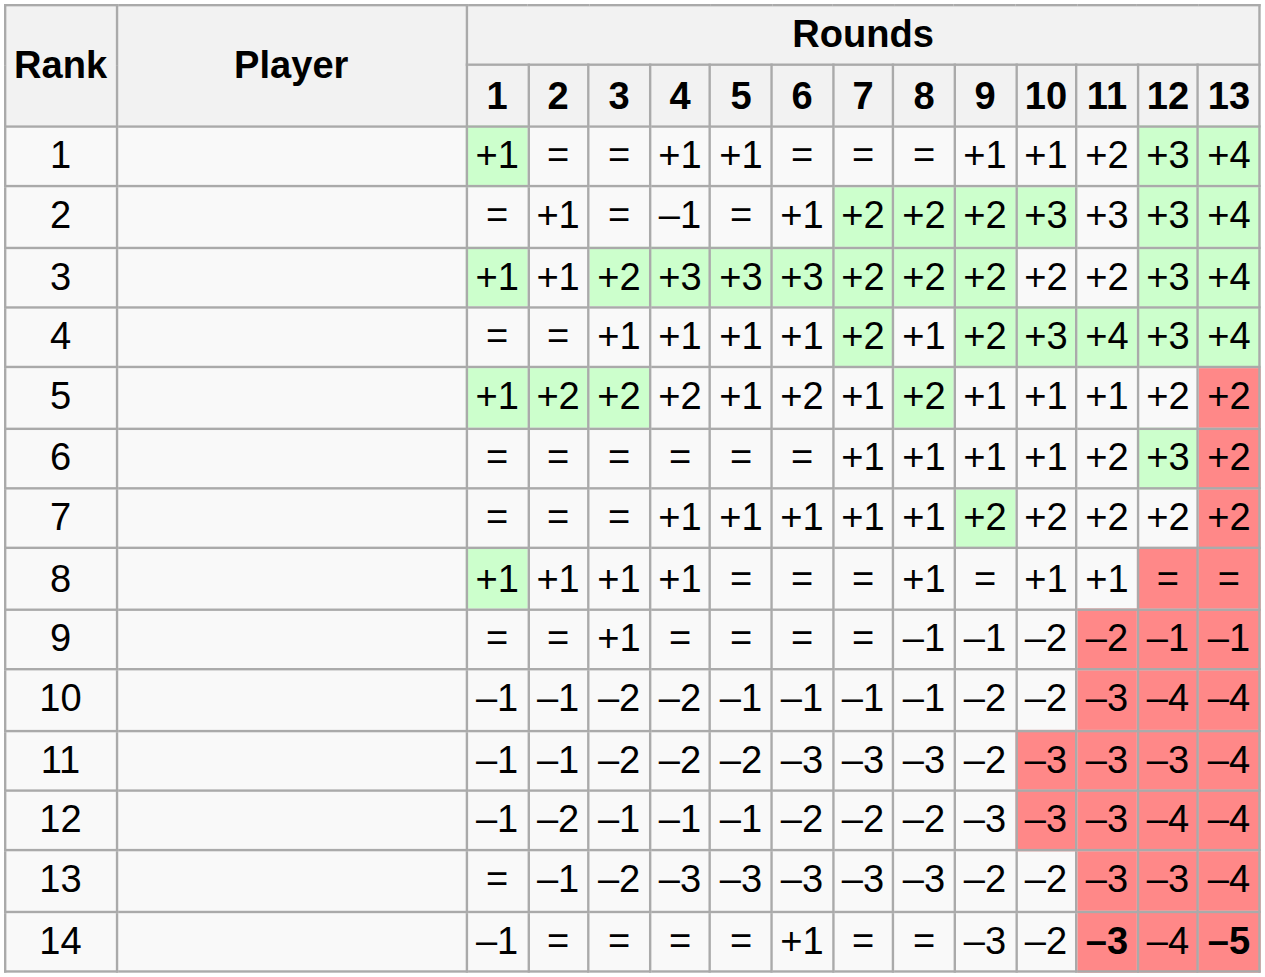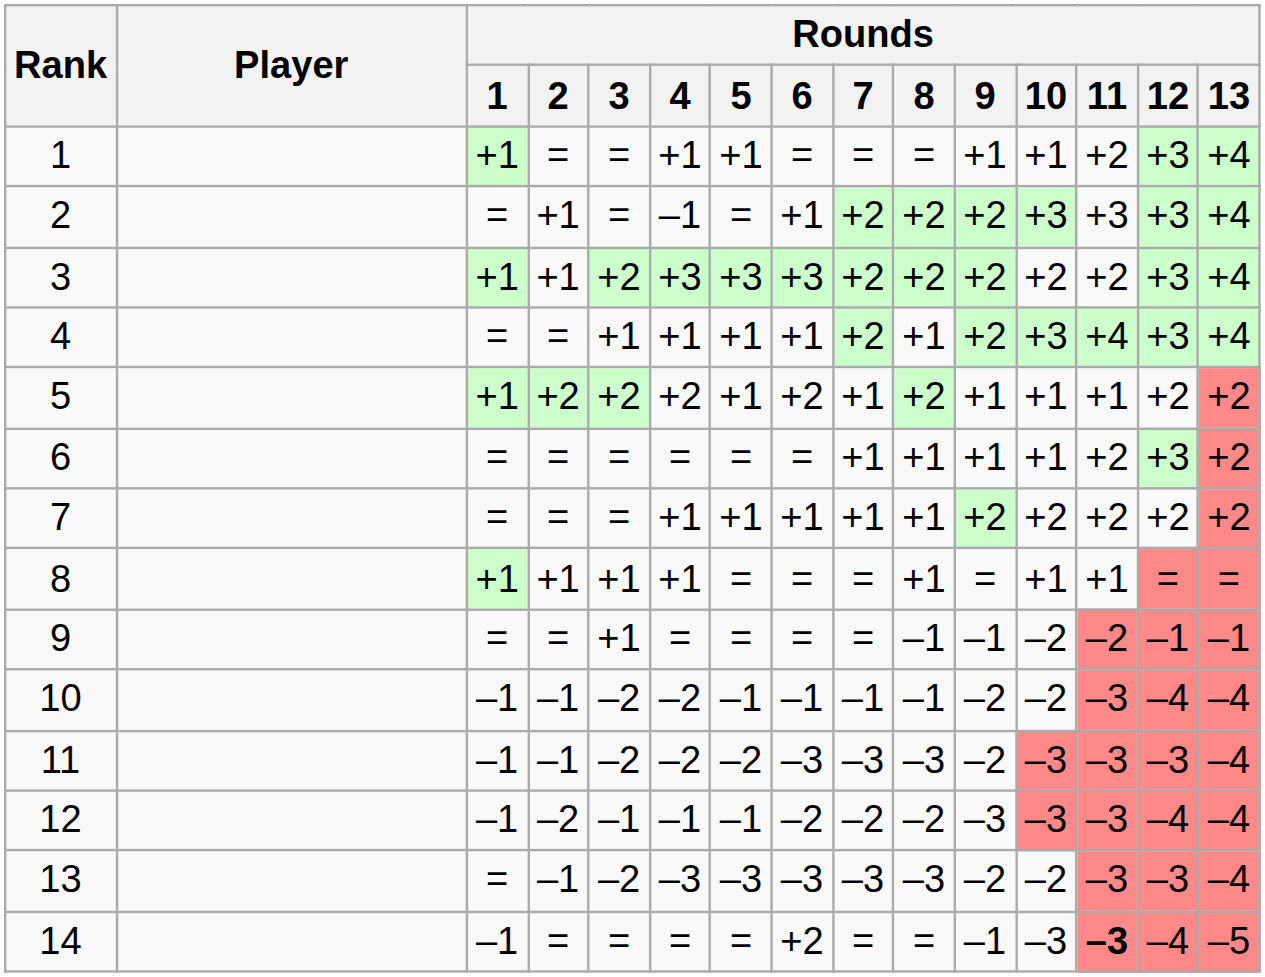(802, 940) +1 -> (802, 940) +2
(985, 940) –3 -> (985, 940) –1
(1046, 940) –2 -> (1046, 940) –3
(1229, 940) bold -> (1229, 940) normal
